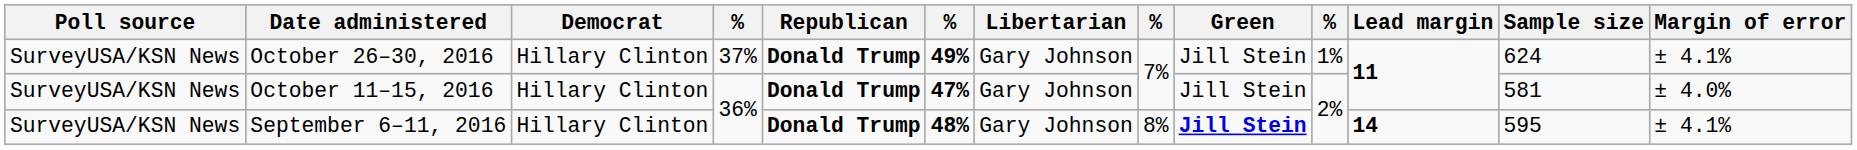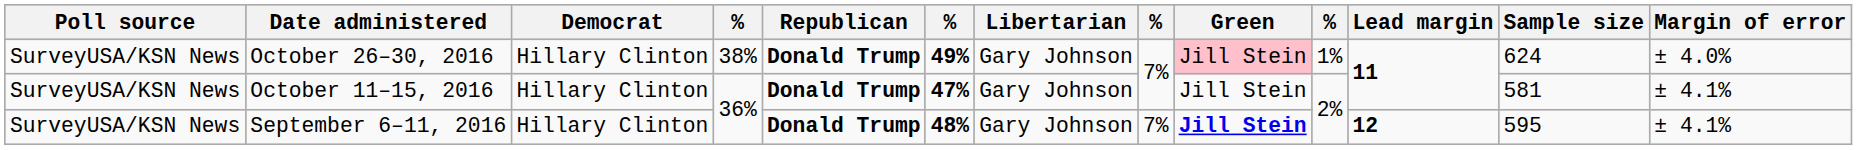(738, 57) 37% -> (738, 57) 38%
(1243, 57) no background -> (1243, 57) pink background
(1693, 57) ± 4.1% -> (1693, 57) ± 4.0%
(1693, 92) ± 4.0% -> (1693, 92) ± 4.1%
(1156, 126) 8% -> (1156, 126) 7%
(1365, 126) 14 -> (1365, 126) 12
